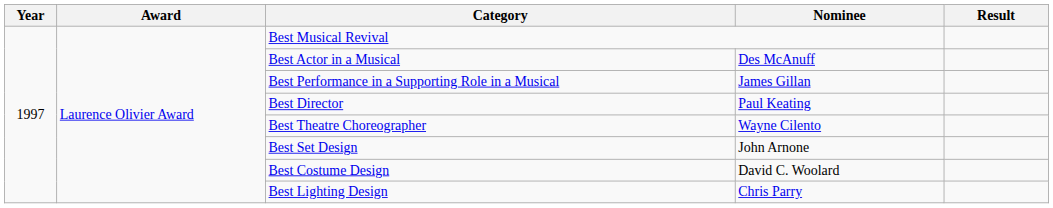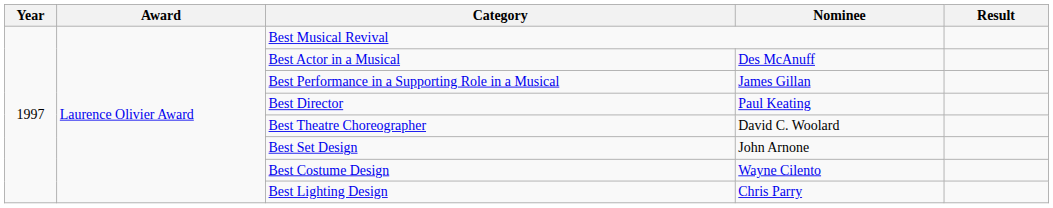(780, 125) Wayne Cilento -> (789, 125) David C. Woolard
(789, 170) David C. Woolard -> (780, 170) Wayne Cilento
